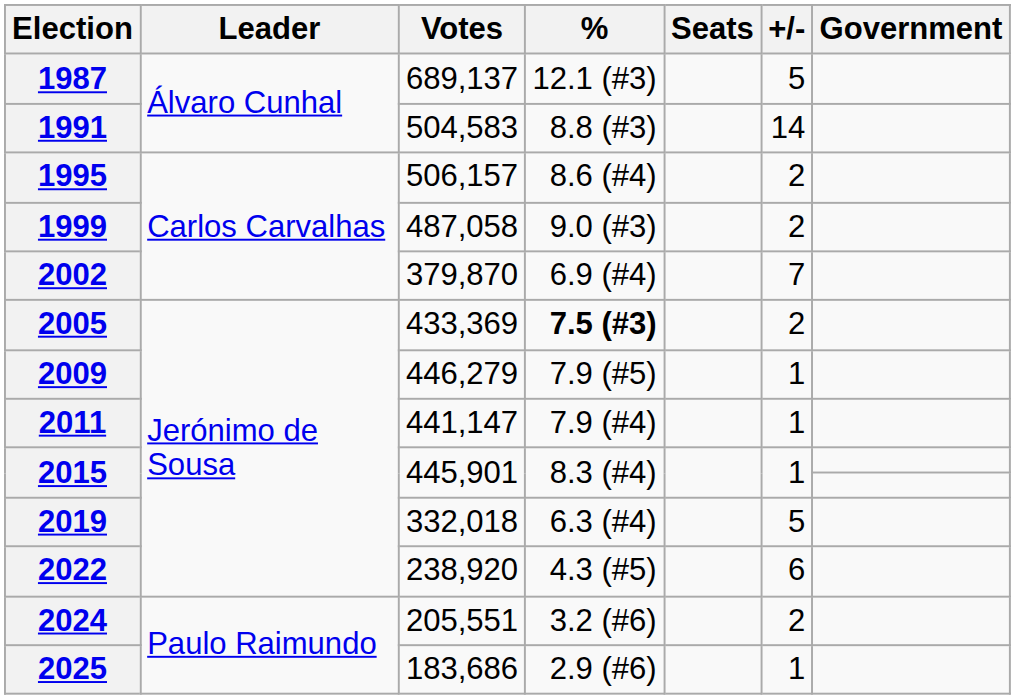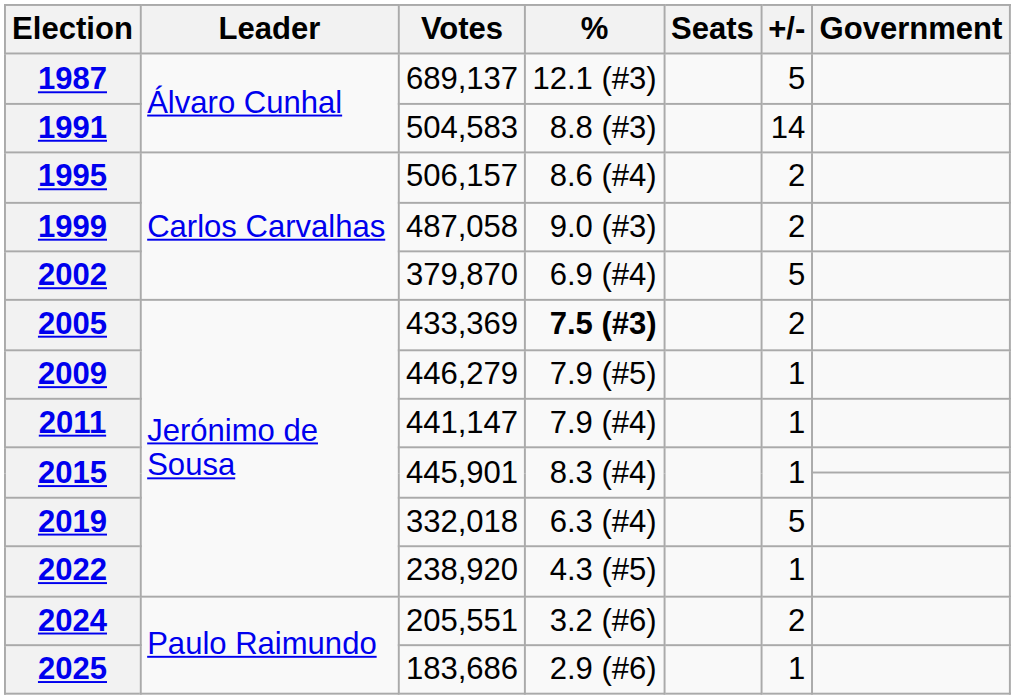(797, 275) 7 -> (797, 275) 5
(797, 570) 6 -> (797, 570) 1
